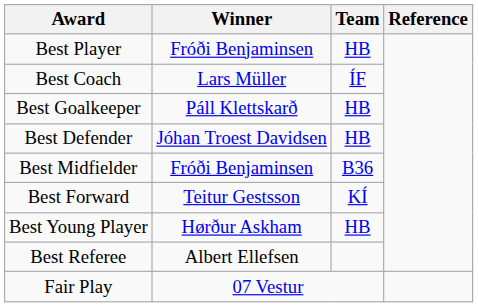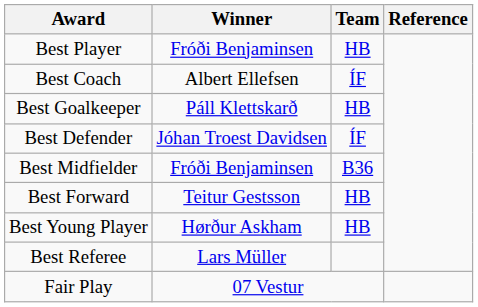(242, 78) Lars Müller -> (242, 78) Albert Ellefsen
(358, 138) HB -> (358, 138) ÍF
(358, 197) KÍ -> (358, 197) HB
(242, 256) Albert Ellefsen -> (242, 256) Lars Müller
